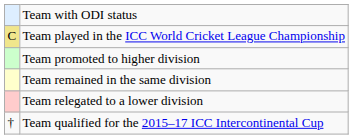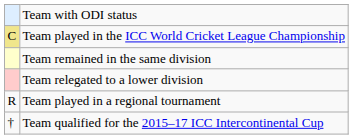- row: (111, 57)
+ row: (121, 101)
